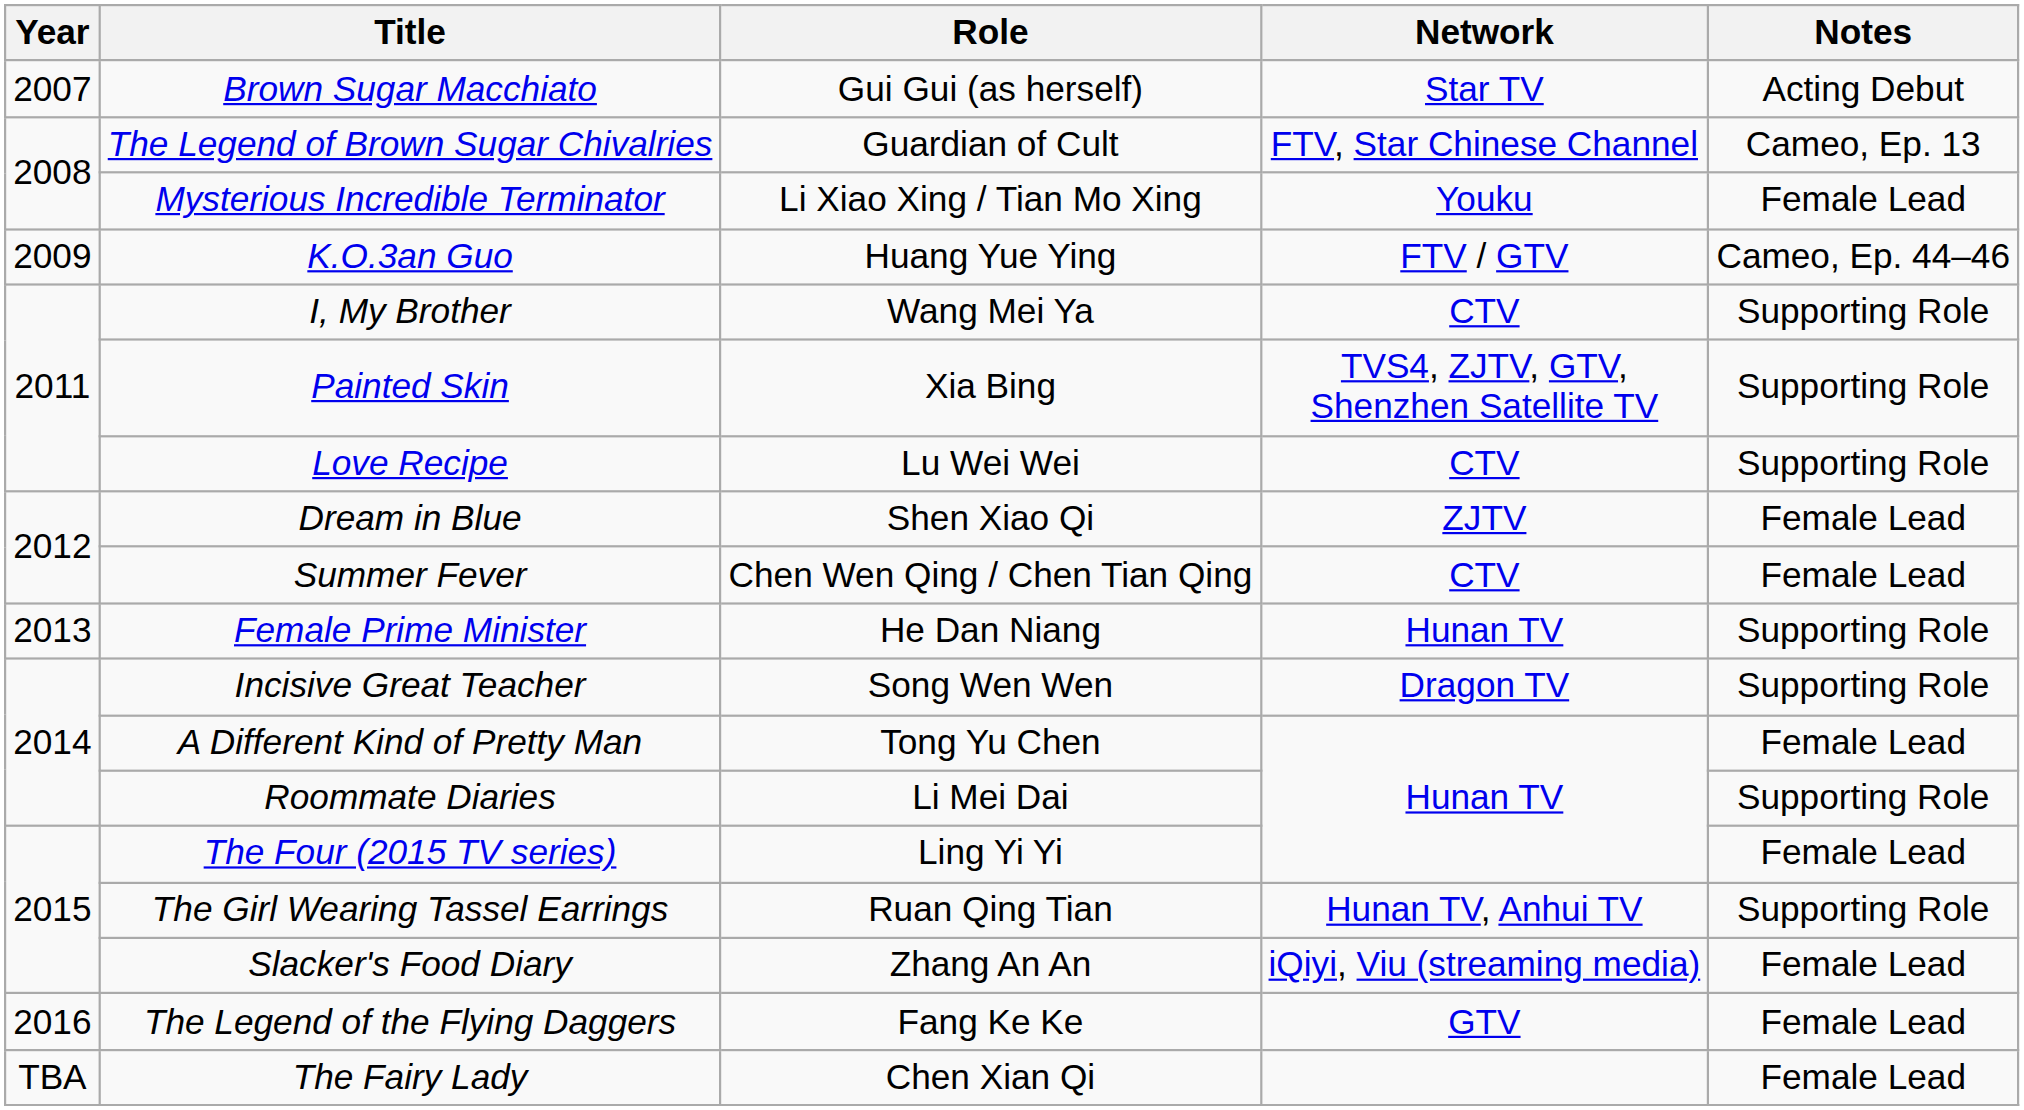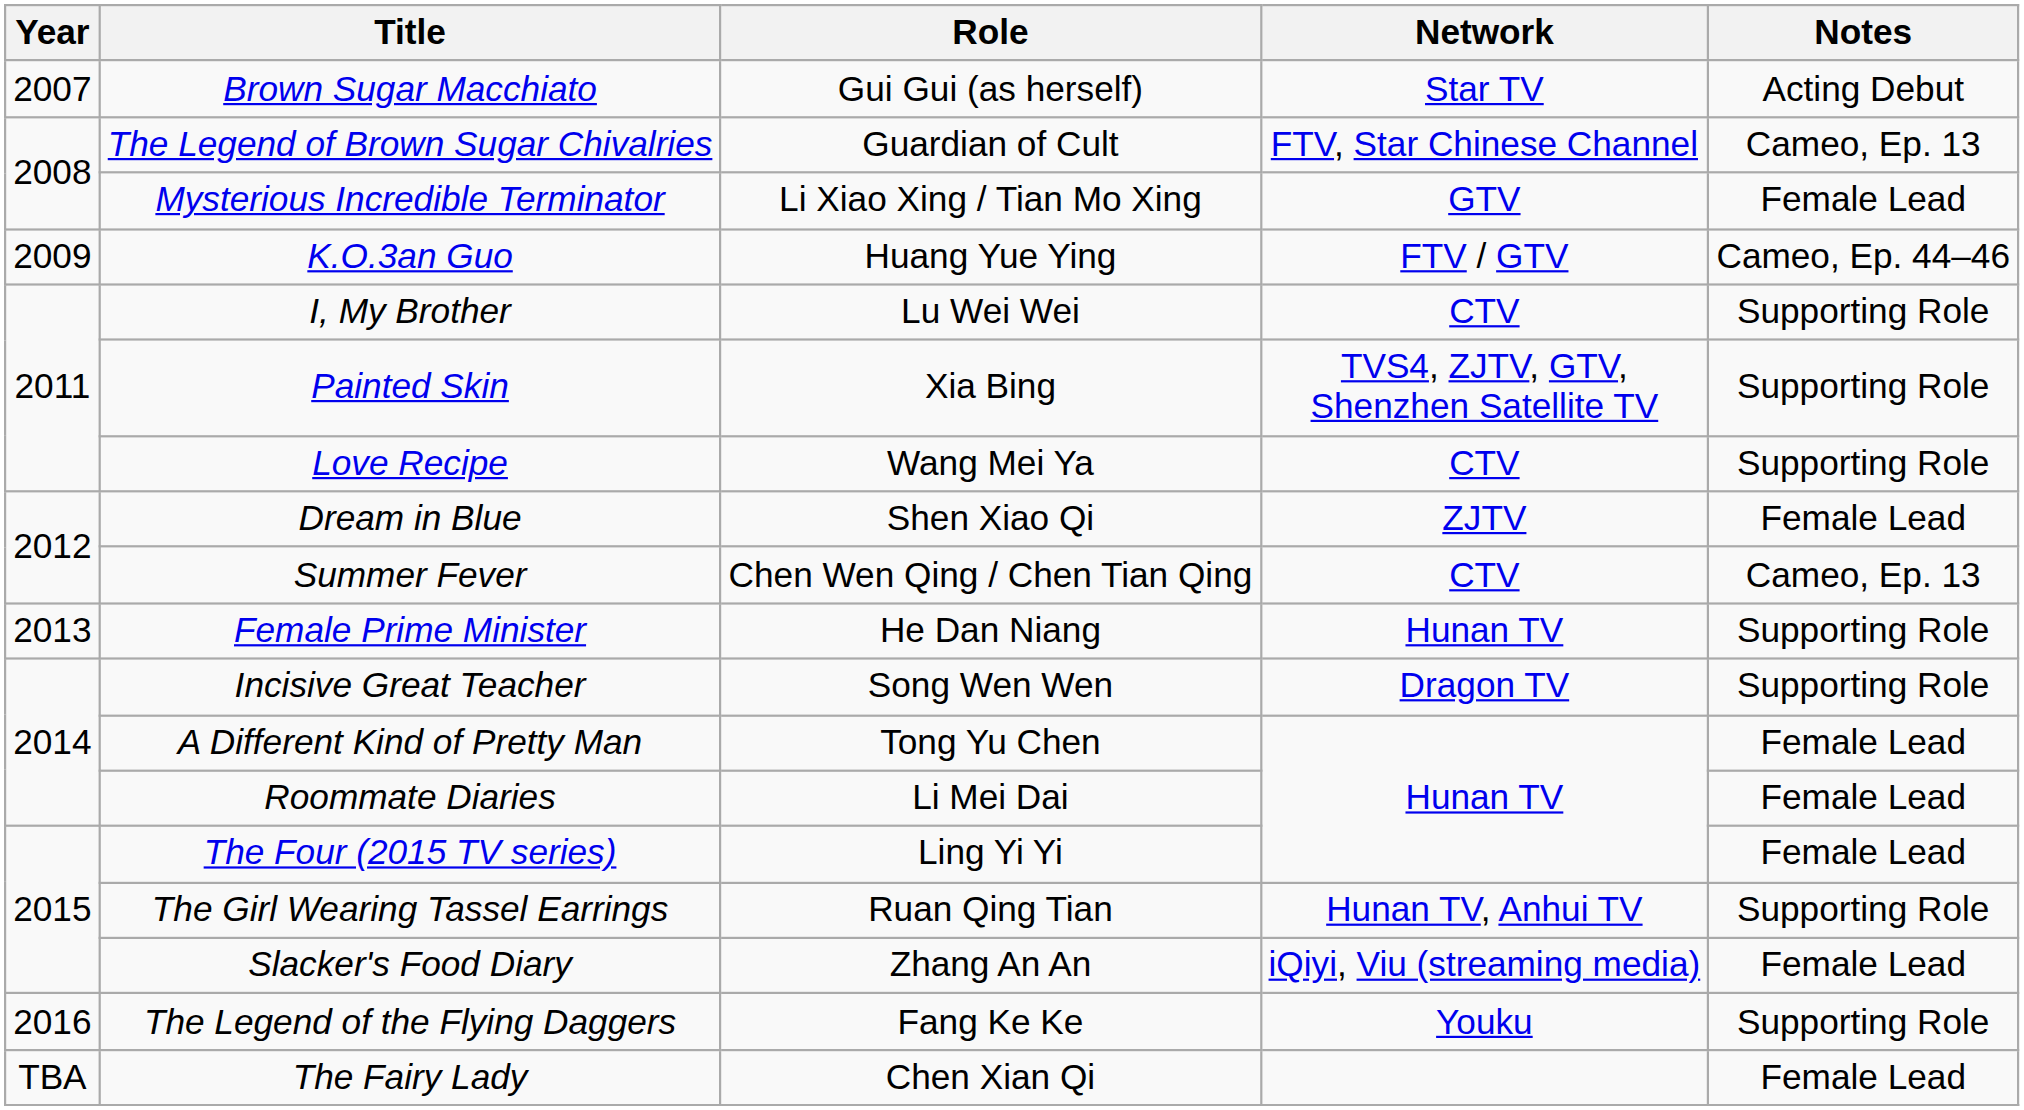(1484, 199) Youku -> (1484, 199) GTV
(990, 311) Wang Mei Ya -> (990, 311) Lu Wei Wei
(990, 462) Lu Wei Wei -> (990, 462) Wang Mei Ya
(1863, 574) Female Lead -> (1863, 574) Cameo, Ep. 13
(1863, 797) Supporting Role -> (1863, 797) Female Lead
(1484, 1021) GTV -> (1484, 1021) Youku
(1863, 1021) Female Lead -> (1863, 1021) Supporting Role
